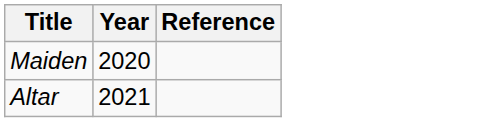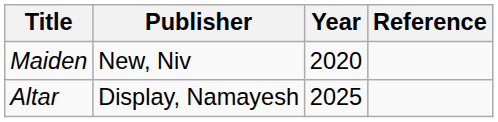+ column: (199, 23)
(124, 97) 2021 -> (336, 97) 2025
